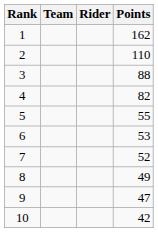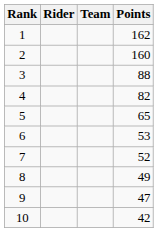columns swapped: (95, 14) <-> (58, 14)
(141, 55) 110 -> (141, 55) 160
(144, 116) 55 -> (144, 116) 65
